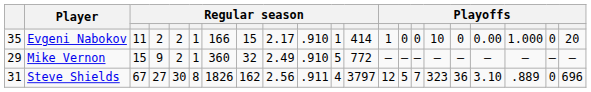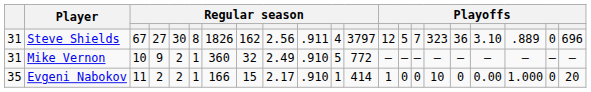rows swapped: (73, 78) <-> (77, 39)
(14, 58) 29 -> (14, 58) 31
(140, 58) 15 -> (140, 58) 10
